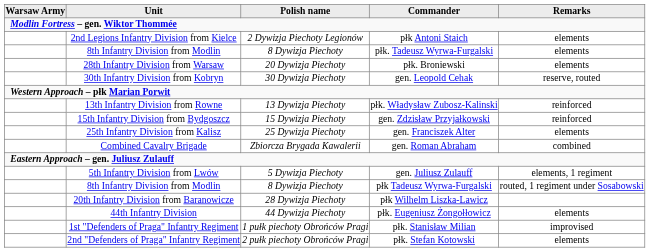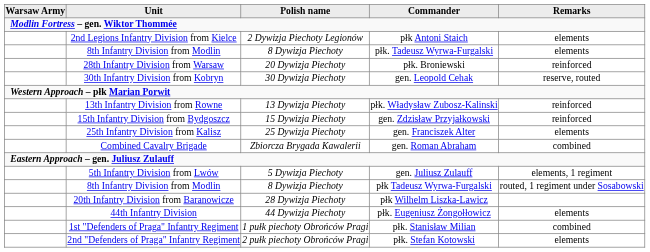(572, 65) elements -> (572, 65) reinforced
(572, 227) improvised -> (572, 227) combined
